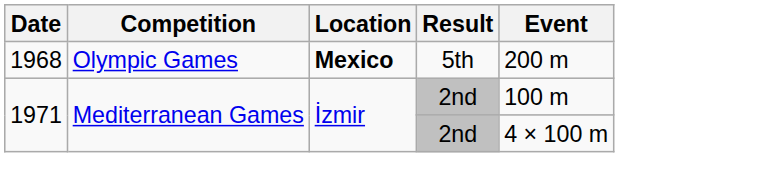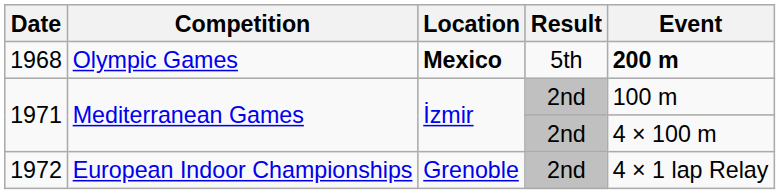(536, 60) normal -> (646, 60) bold
+ row: (36, 171)
